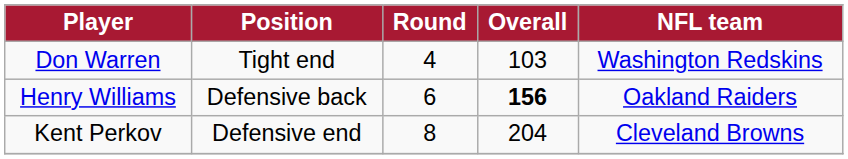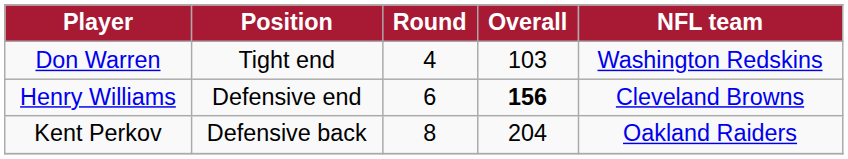(287, 97) Defensive back -> (287, 97) Defensive end
(710, 97) Oakland Raiders -> (710, 97) Cleveland Browns
(287, 134) Defensive end -> (287, 134) Defensive back
(710, 134) Cleveland Browns -> (710, 134) Oakland Raiders
